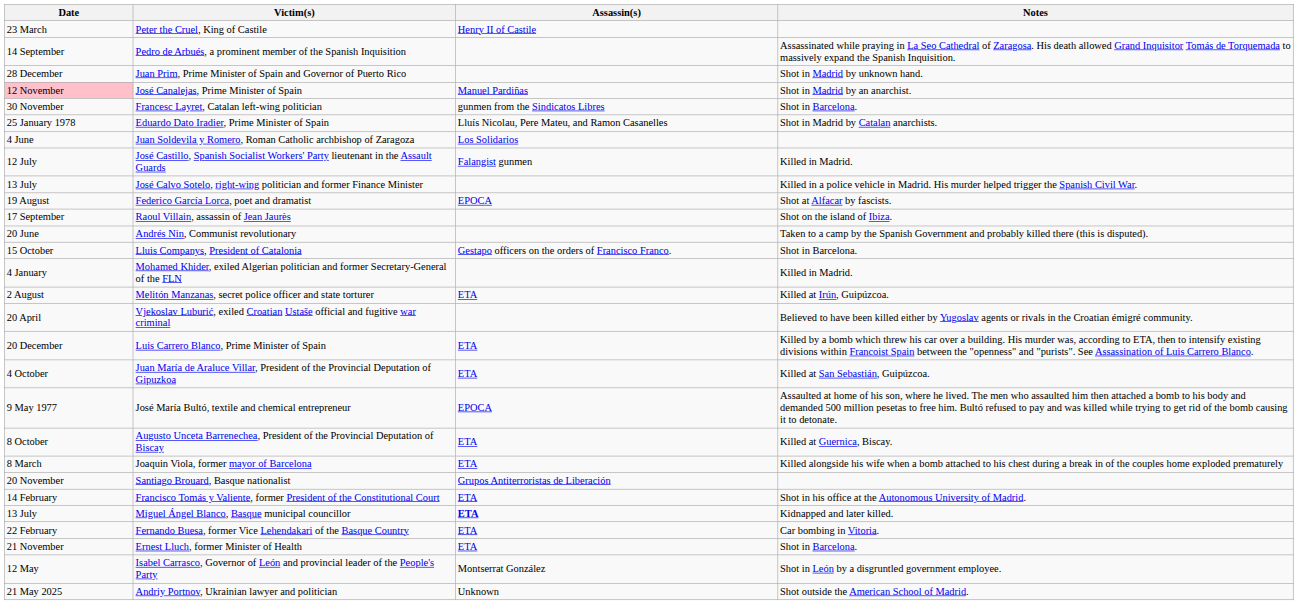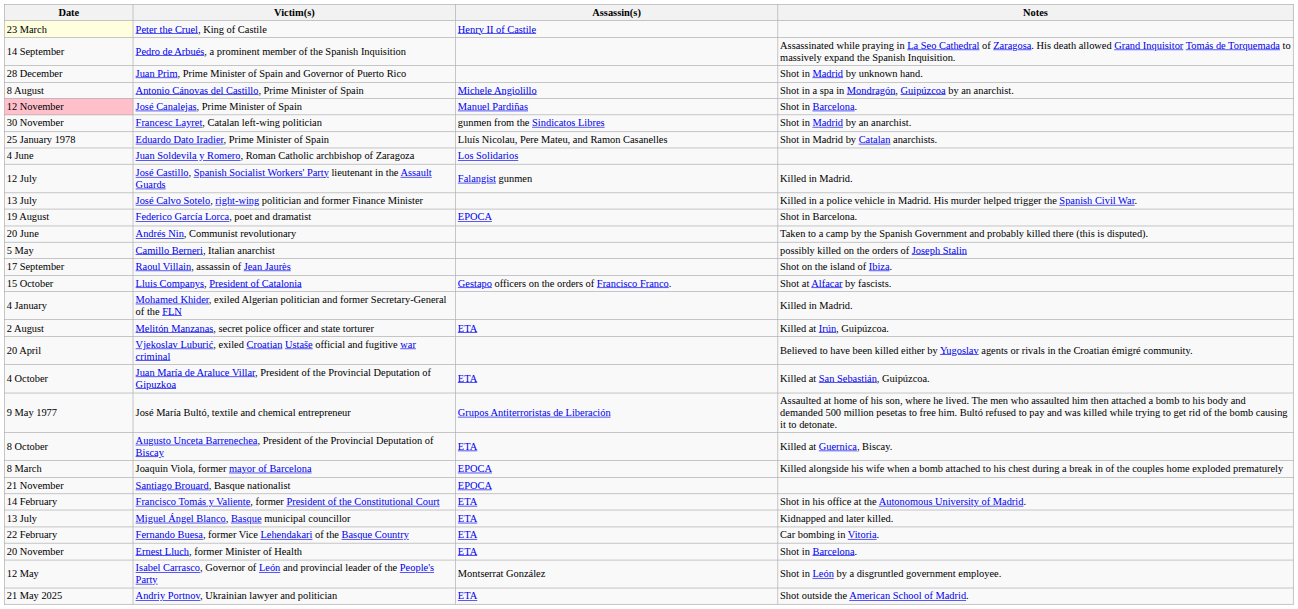(27, 29) no background -> (27, 29) lightyellow background
+ row: (250, 90)
(846, 90) Shot in Madrid by an anarchist. -> (819, 106) Shot in Barcelona.
(819, 106) Shot in Barcelona. -> (846, 123) Shot in Madrid by an anarchist.
(836, 201) Shot at Alfacar by fascists. -> (819, 217) Shot in Barcelona.
rows swapped: (213, 217) <-> (216, 234)
+ row: (205, 250)
(819, 250) Shot in Barcelona. -> (836, 283) Shot at Alfacar by fascists.
- row: (231, 345)
(475, 408) EPOCA -> (534, 412) Grupos Antiterroristas de Liberación
(468, 464) ETA -> (475, 469) EPOCA
(35, 480) 20 November -> (35, 485) 21 November
(534, 480) Grupos Antiterroristas de Liberación -> (475, 485) EPOCA
(468, 513) bold -> (468, 518) normal
(35, 546) 21 November -> (35, 551) 20 November
(478, 591) Unknown -> (468, 596) ETA
